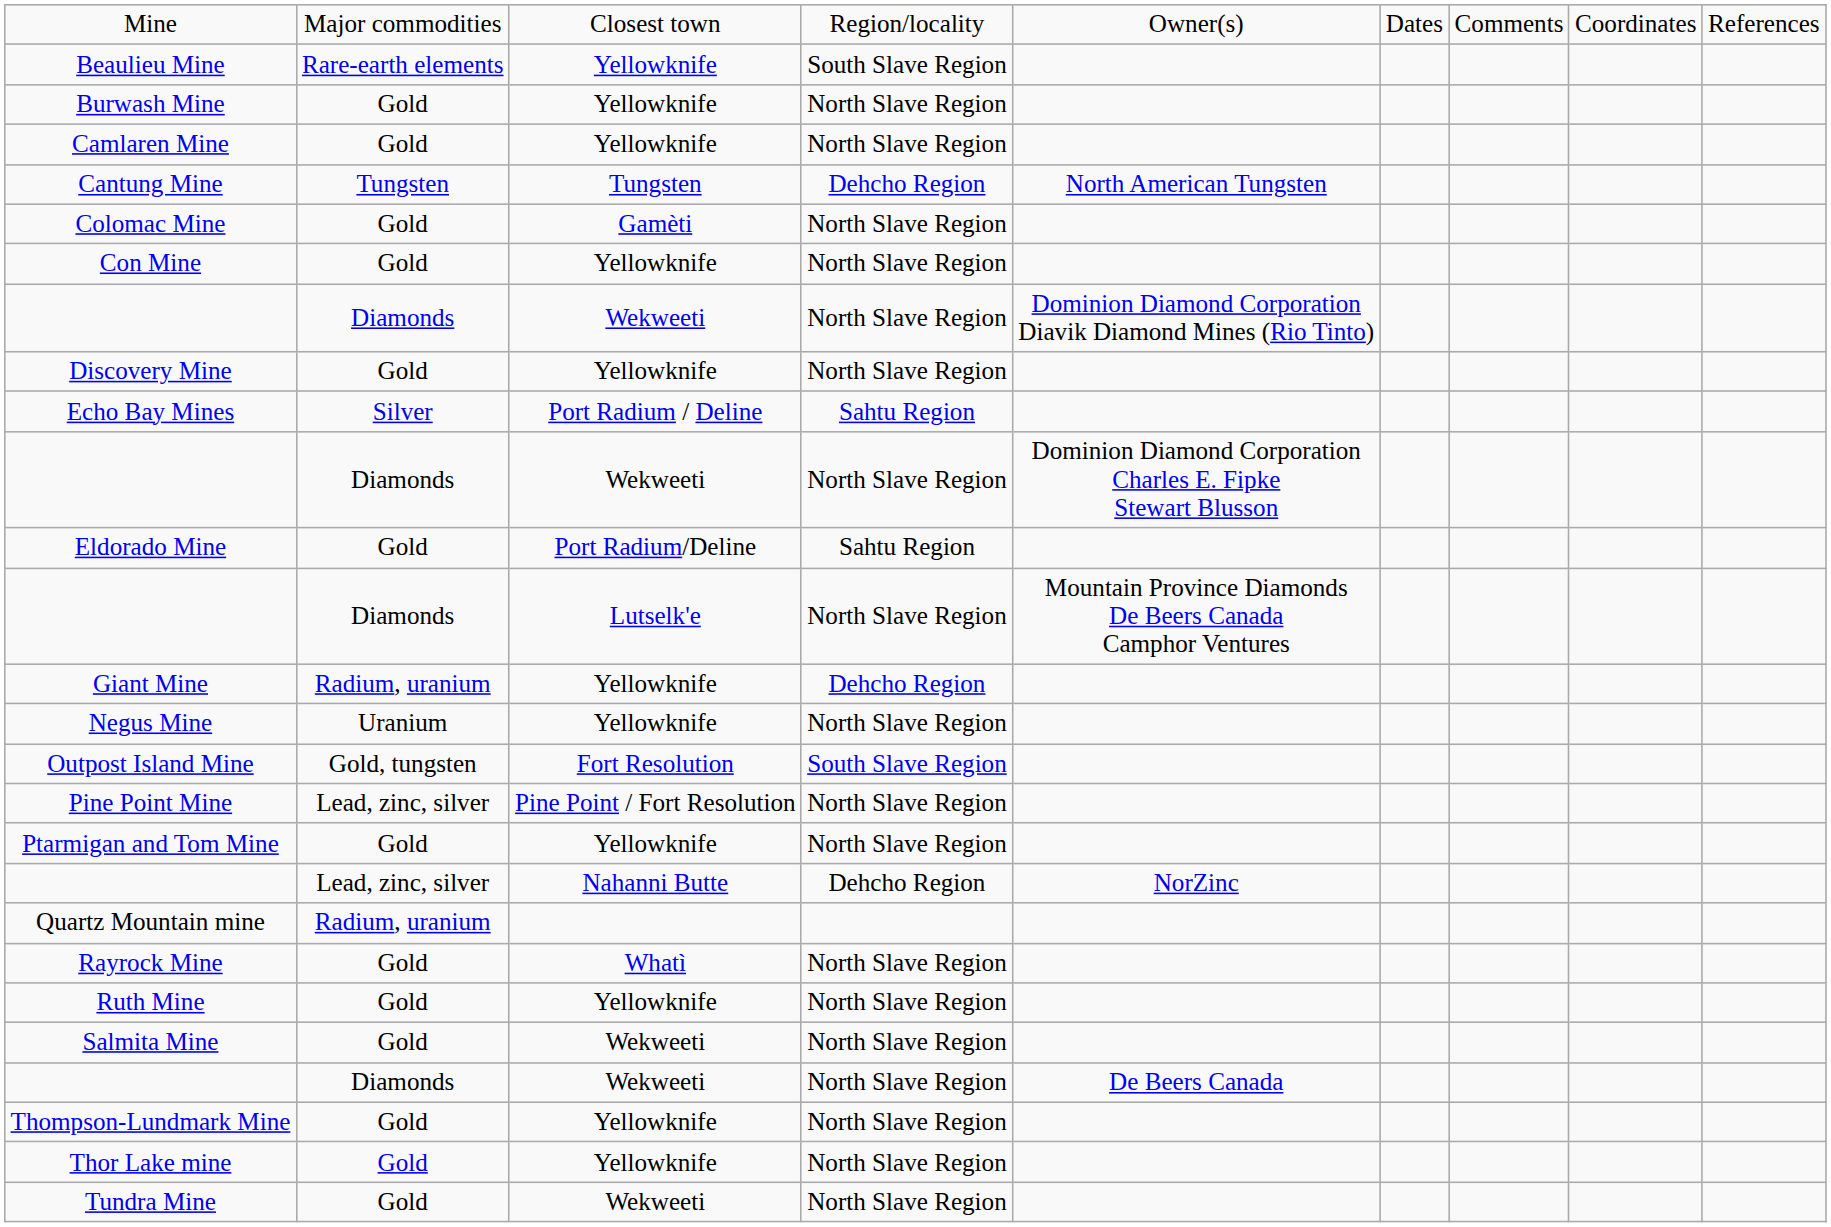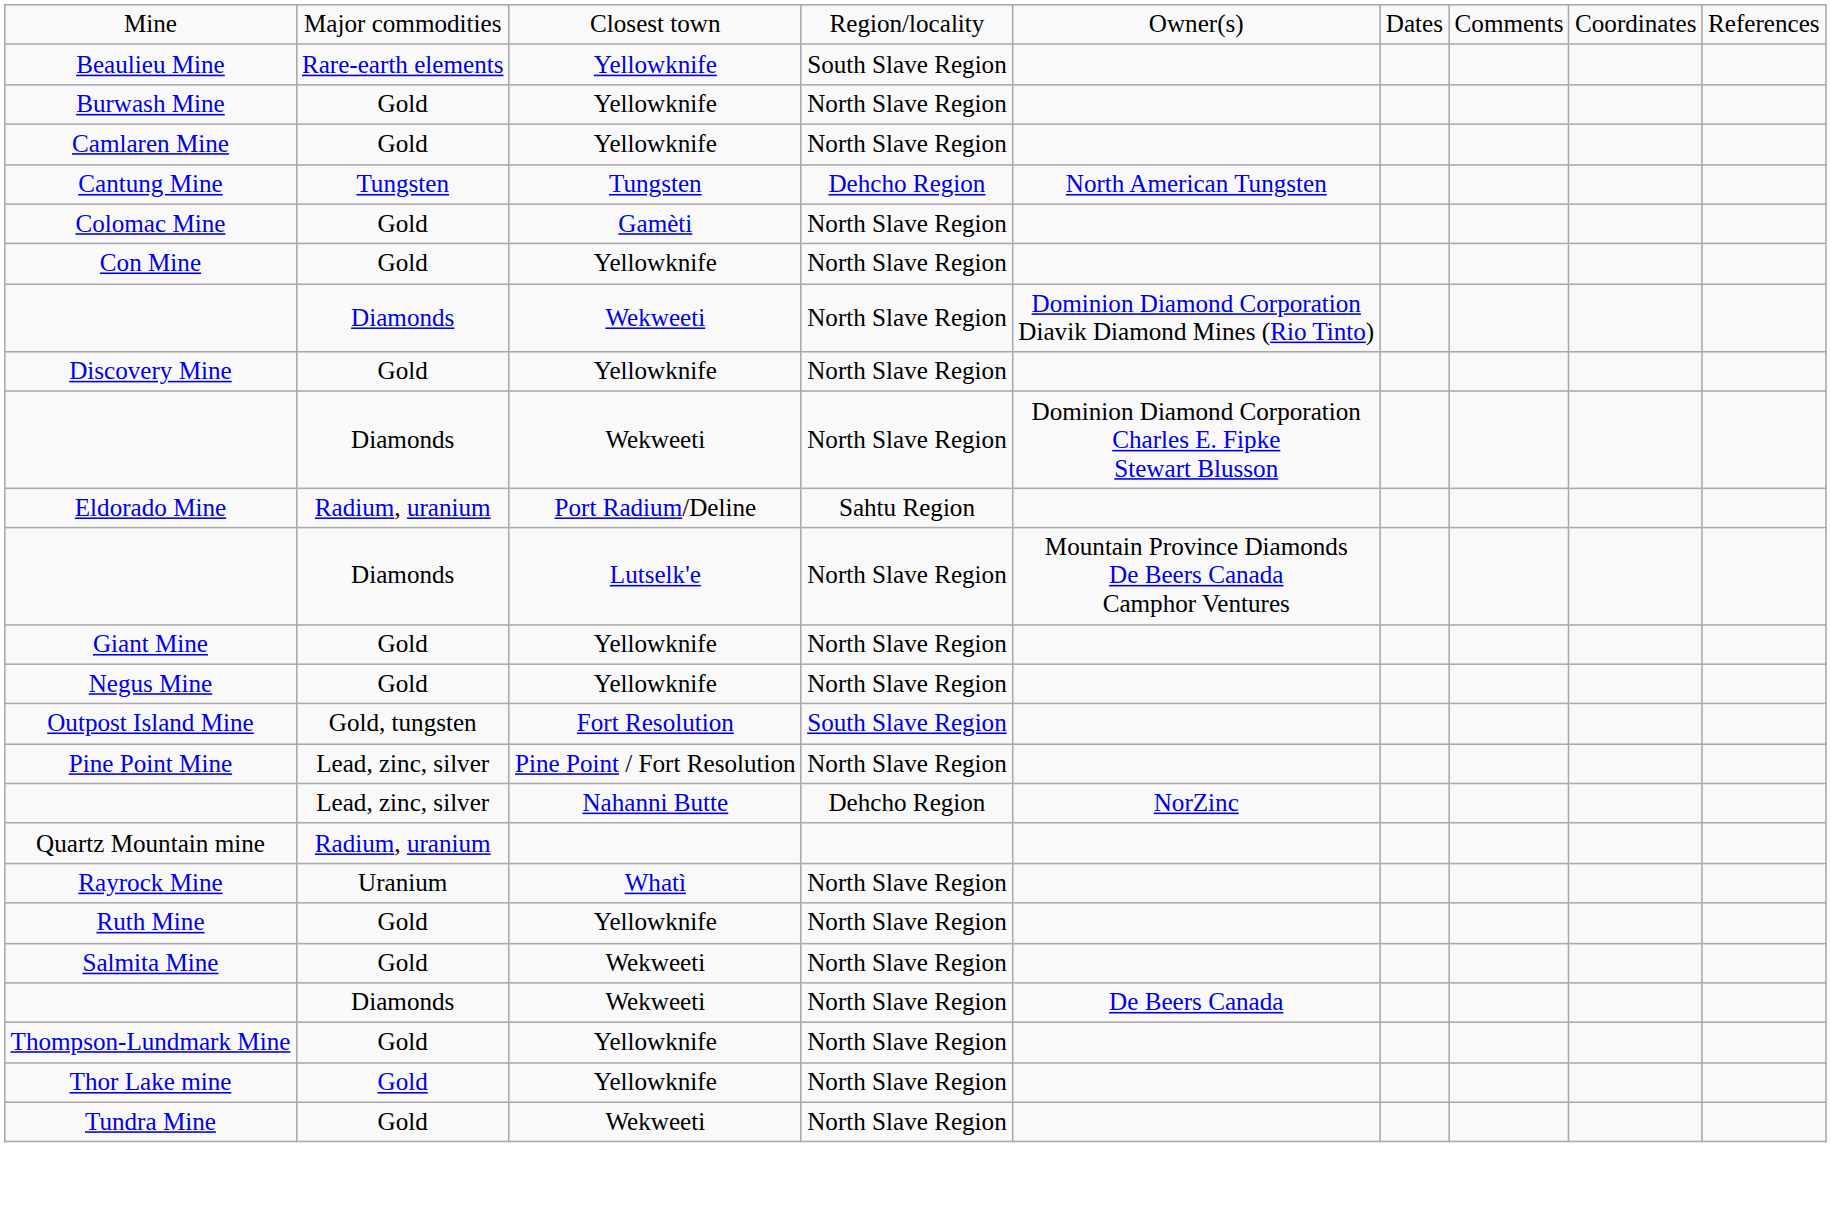- row: (150, 411)
(403, 547) Gold -> (403, 507) Radium, uranium
(403, 683) Radium, uranium -> (403, 643) Gold
(907, 683) Dehcho Region -> (907, 643) North Slave Region
(403, 723) Uranium -> (403, 683) Gold
- row: (150, 842)
(403, 962) Gold -> (403, 882) Uranium
